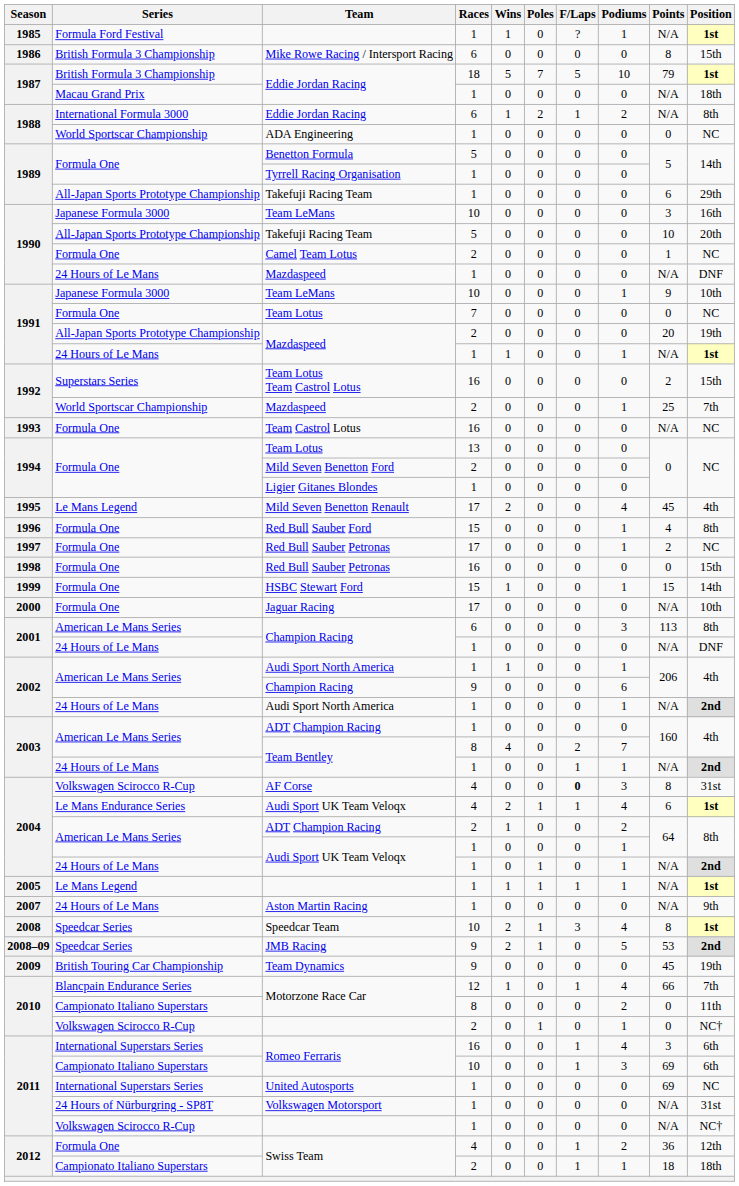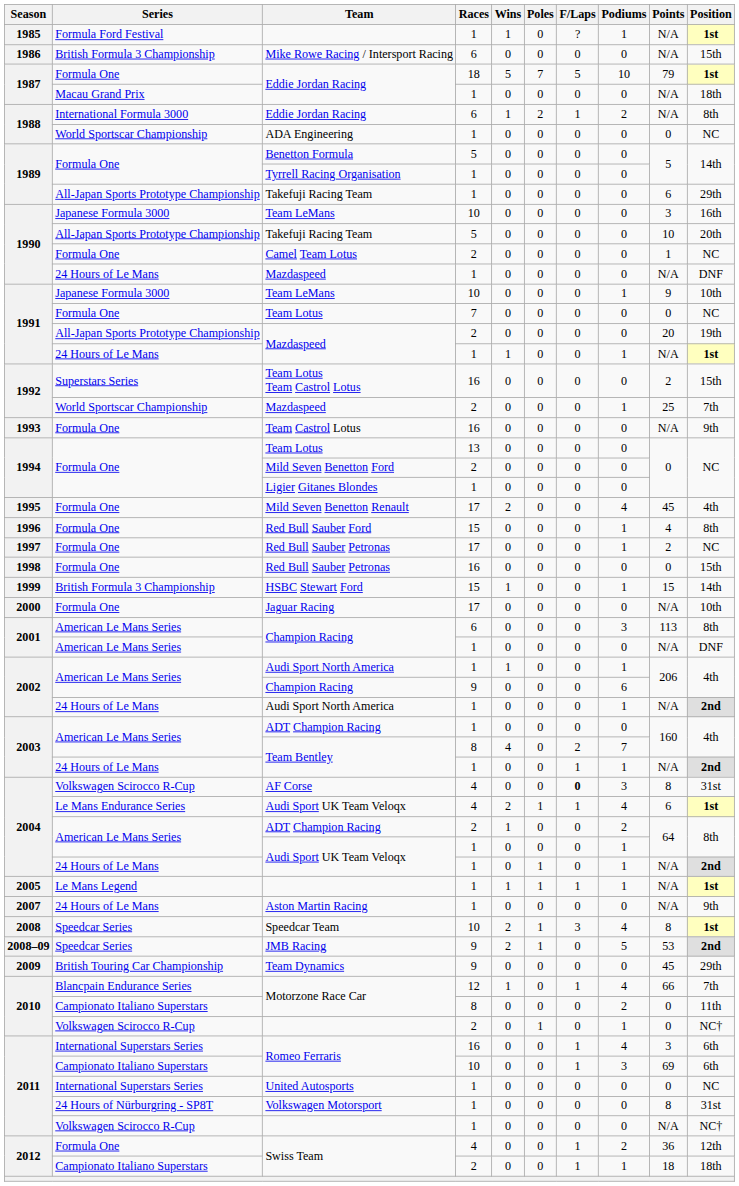(668, 54) 8 -> (668, 54) N/A
(135, 74) British Formula 3 Championship -> (87, 74) Formula One
(711, 428) NC -> (711, 428) 9th
(96, 507) Le Mans Legend -> (87, 507) Formula One
(87, 587) Formula One -> (135, 587) British Formula 3 Championship
(107, 647) 24 Hours of Le Mans -> (118, 647) American Le Mans Series
(711, 966) 19th -> (711, 966) 29th
(668, 1086) 69 -> (668, 1086) 0
(668, 1106) N/A -> (668, 1106) 8
